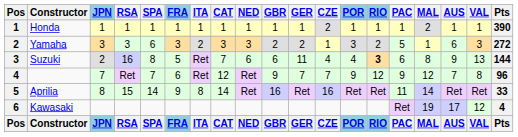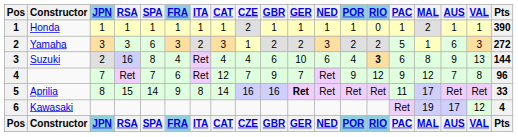columns swapped: (249, 12) <-> (328, 12)
(378, 28) 1 -> (378, 28) 0
(353, 44) 3 -> (353, 44) 2
(178, 59) 5 -> (178, 59) 4
(223, 59) 7 -> (223, 59) 4
(302, 59) 11 -> (301, 59) 10
(302, 91) normal -> (301, 91) bold
(428, 91) 14 -> (428, 91) 17
